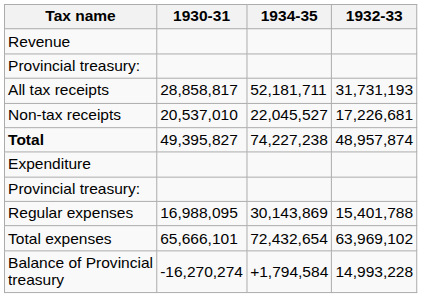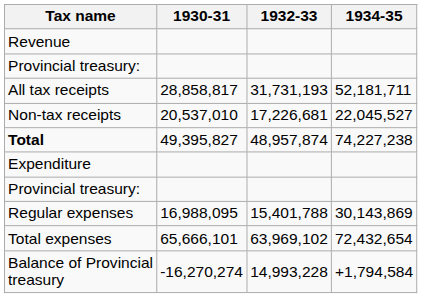columns swapped: (374, 16) <-> (289, 16)
